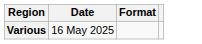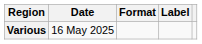+ column: (175, 13)
